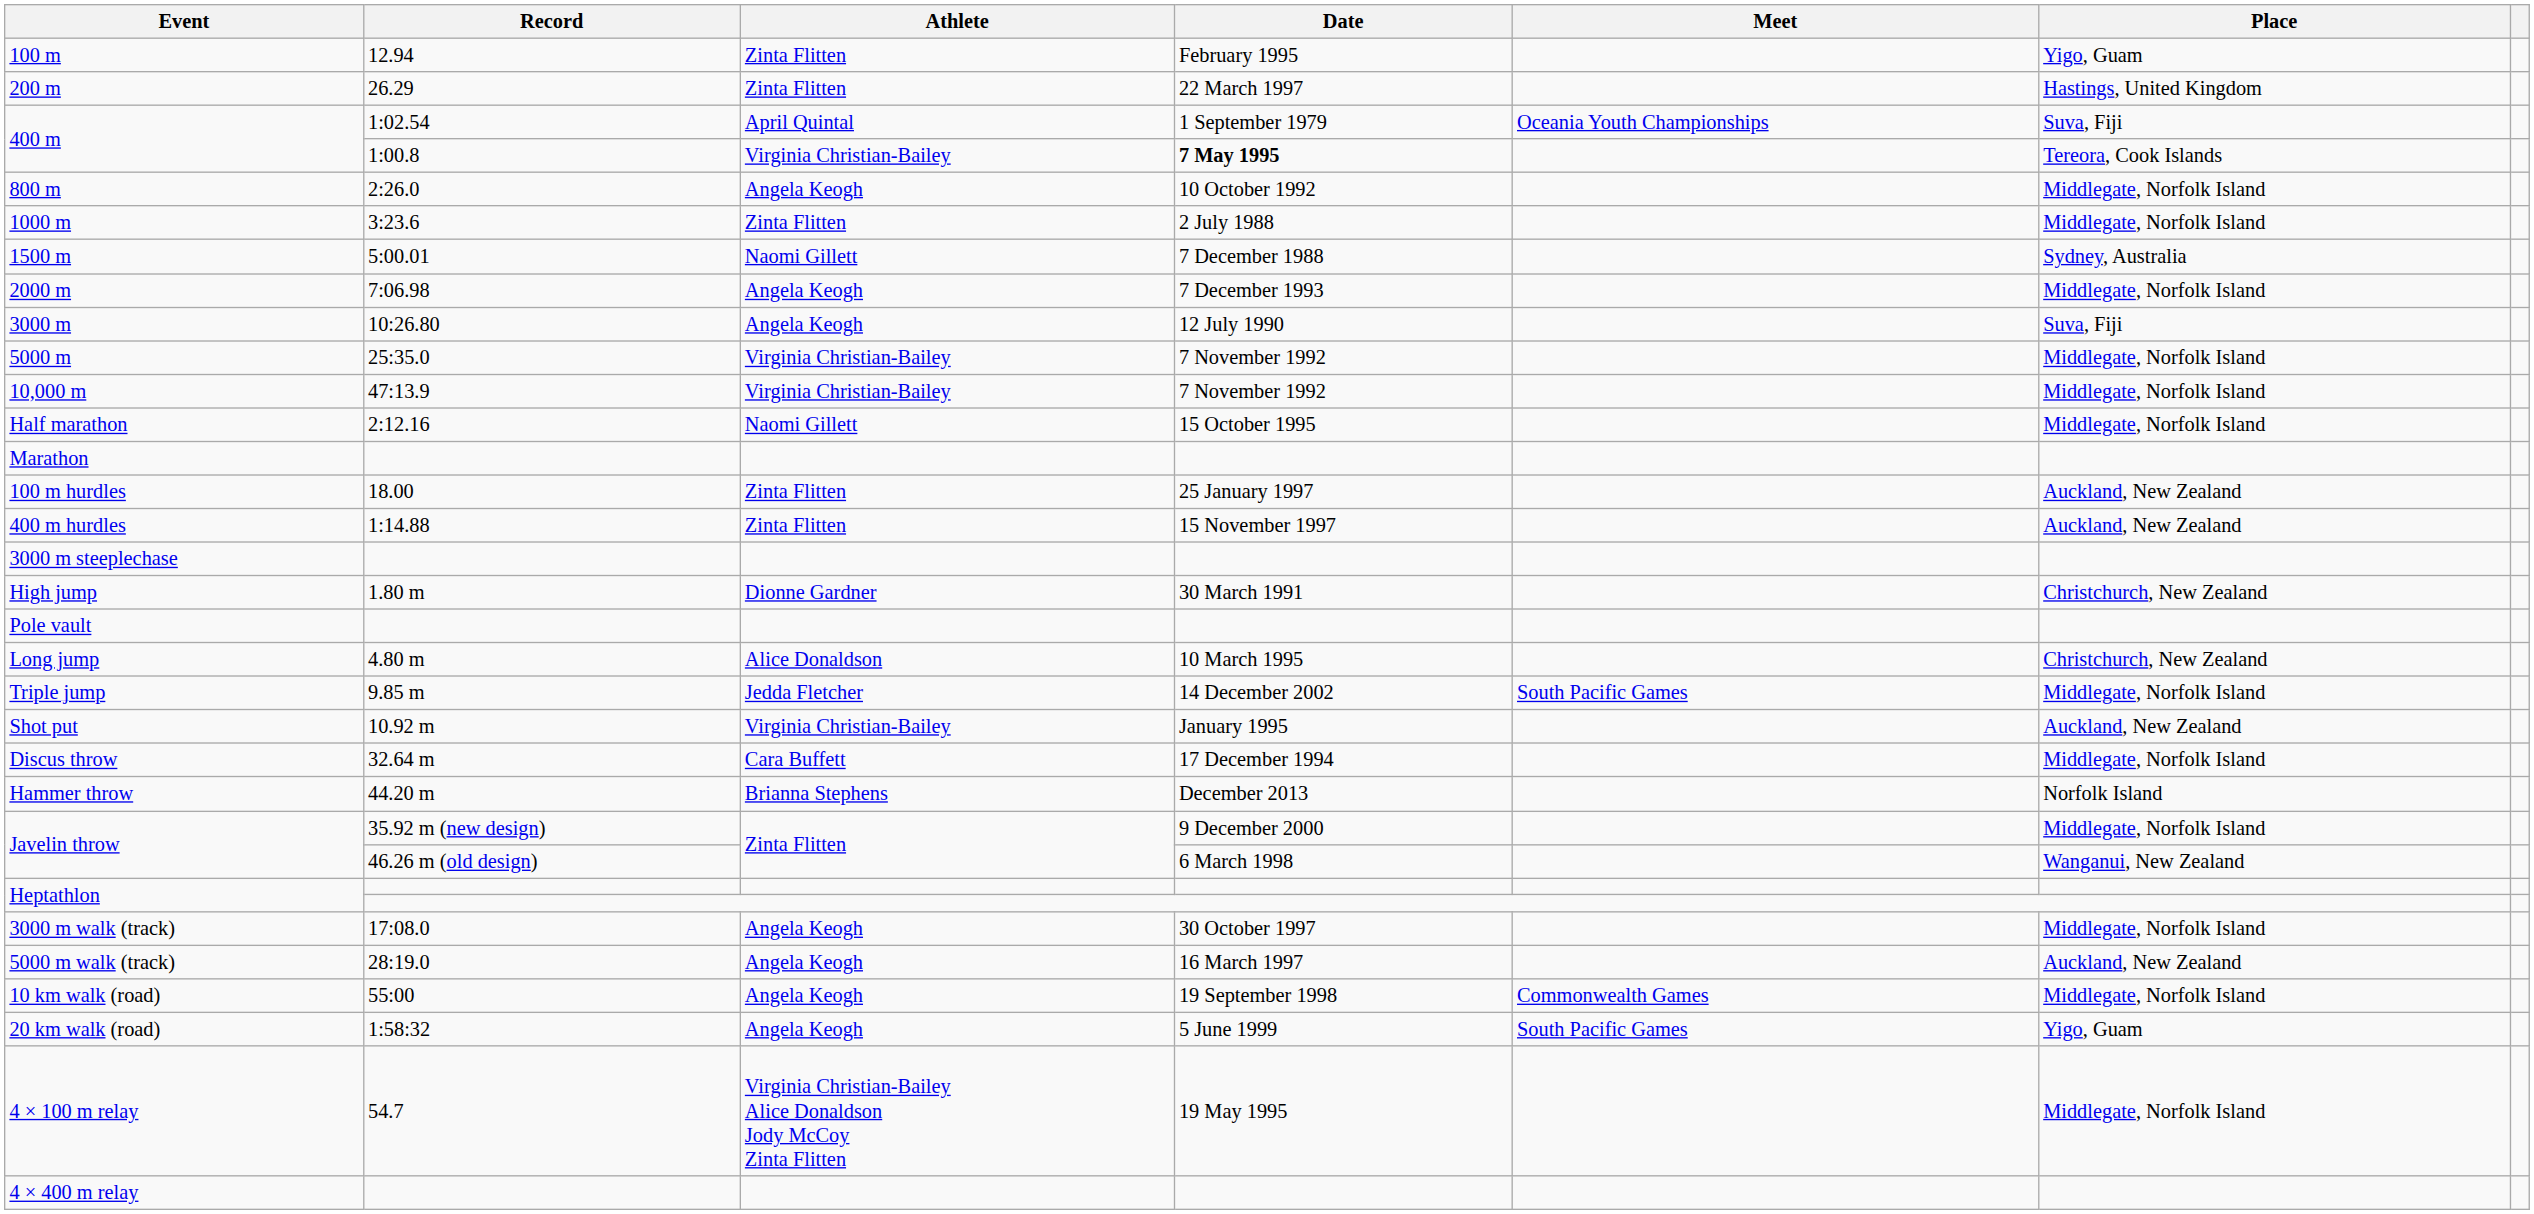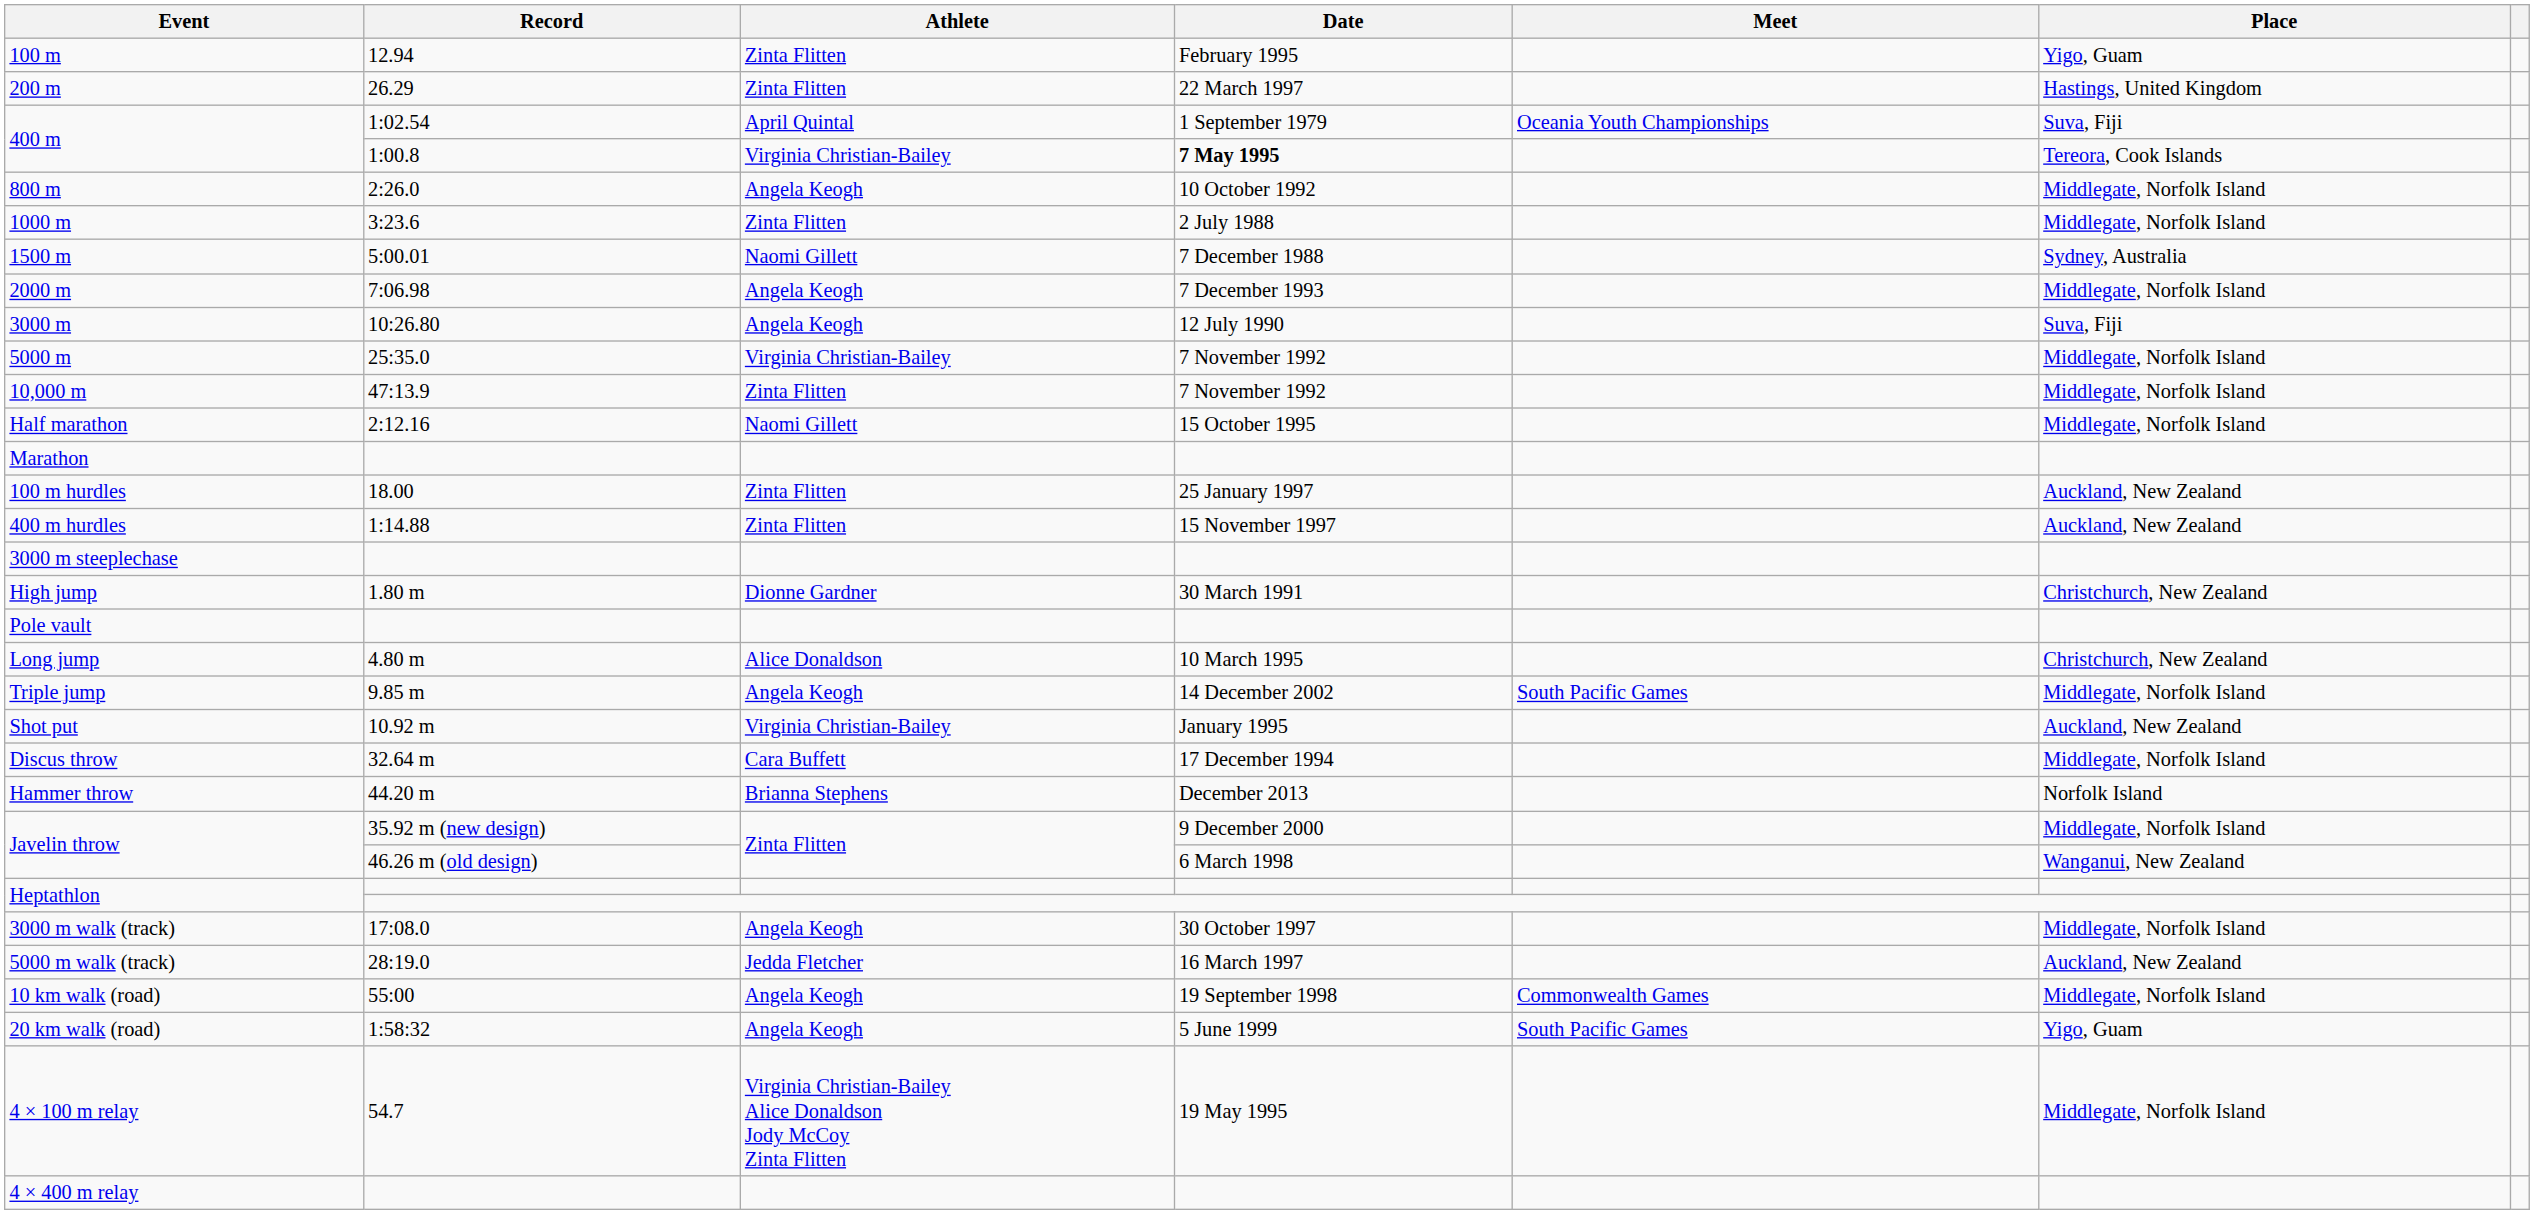(848, 390) Virginia Christian-Bailey -> (795, 390) Zinta Flitten
(804, 693) Jedda Fletcher -> (804, 693) Angela Keogh
(804, 961) Angela Keogh -> (804, 961) Jedda Fletcher
